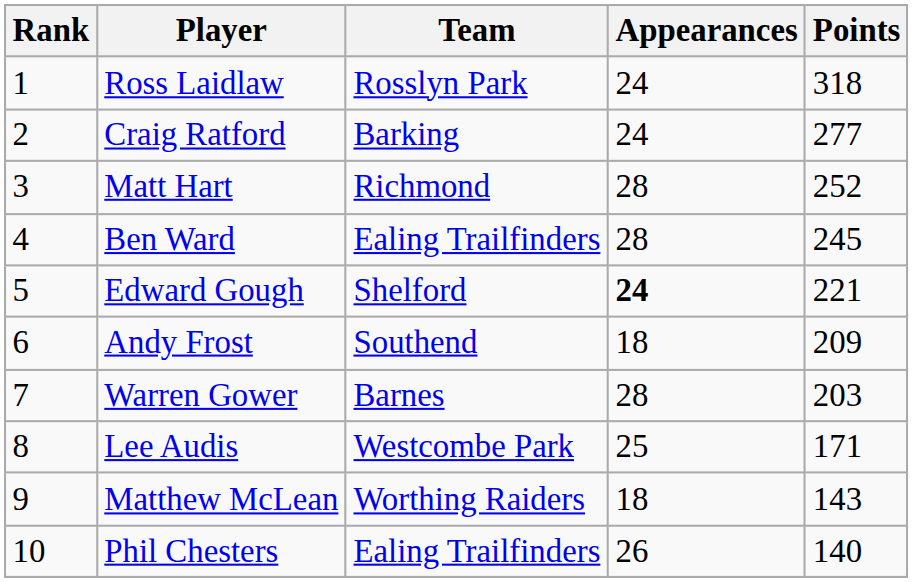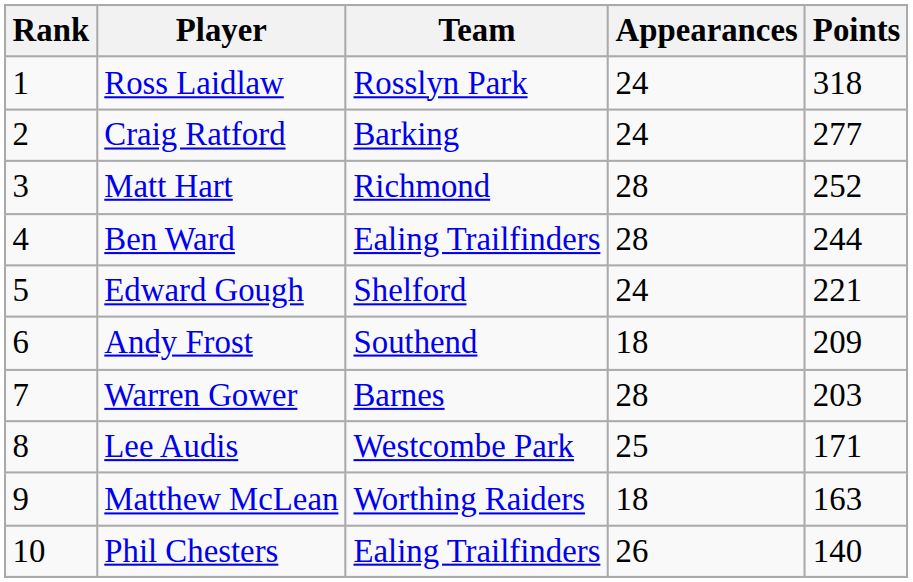(837, 238) 245 -> (837, 238) 244
(632, 290) bold -> (632, 290) normal
(837, 498) 143 -> (837, 498) 163
